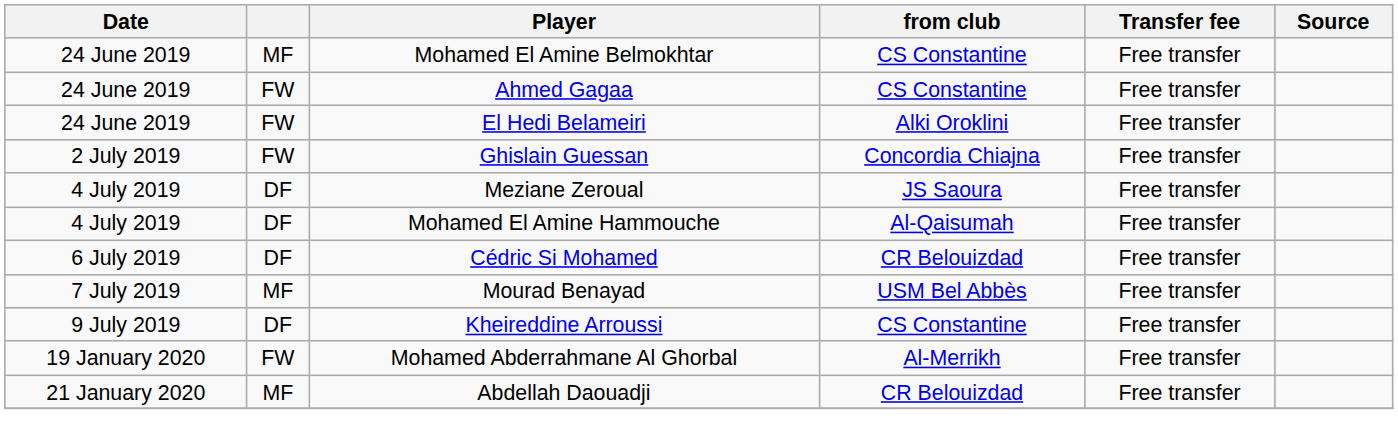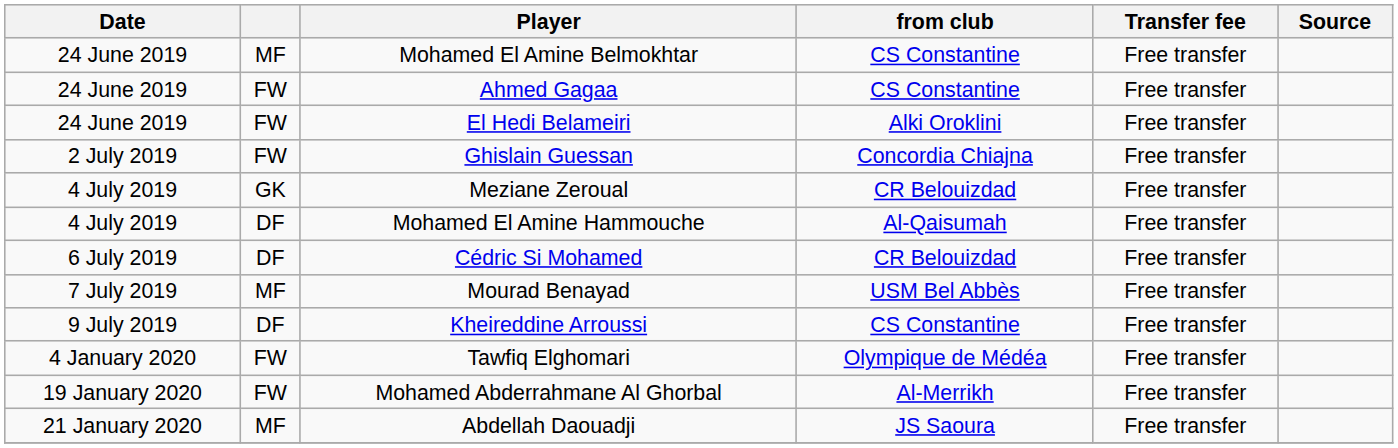(278, 189) DF -> (270, 189) GK
(952, 189) JS Saoura -> (945, 189) CR Belouizdad
+ row: (549, 358)
(952, 391) CR Belouizdad -> (945, 425) JS Saoura
